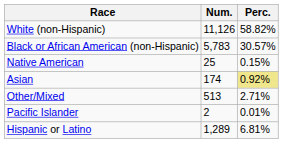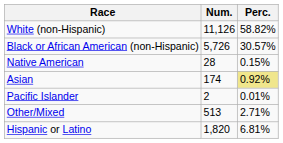(217, 46) 5,783 -> (217, 46) 5,726
(209, 63) 25 -> (209, 63) 28
rows swapped: (43, 113) <-> (36, 96)
(217, 130) 1,289 -> (217, 130) 1,820
